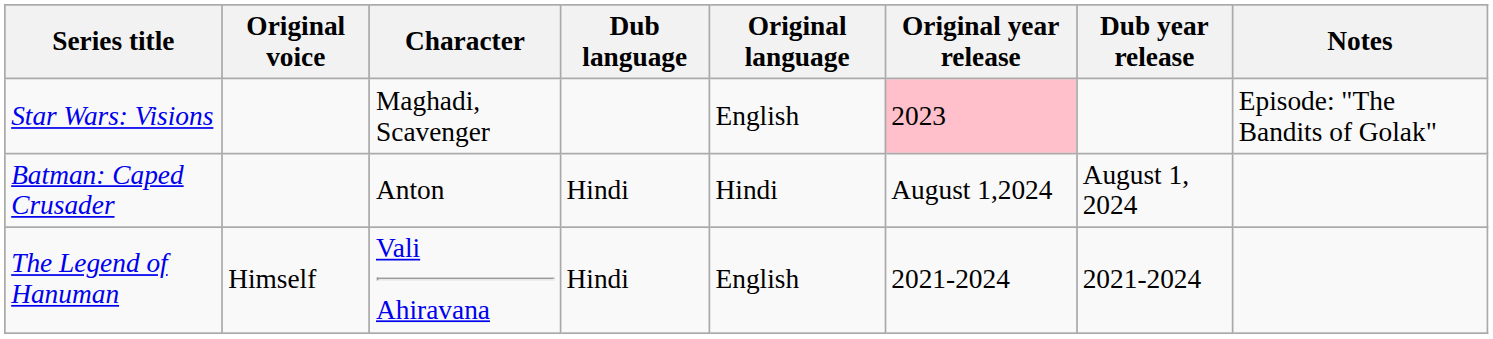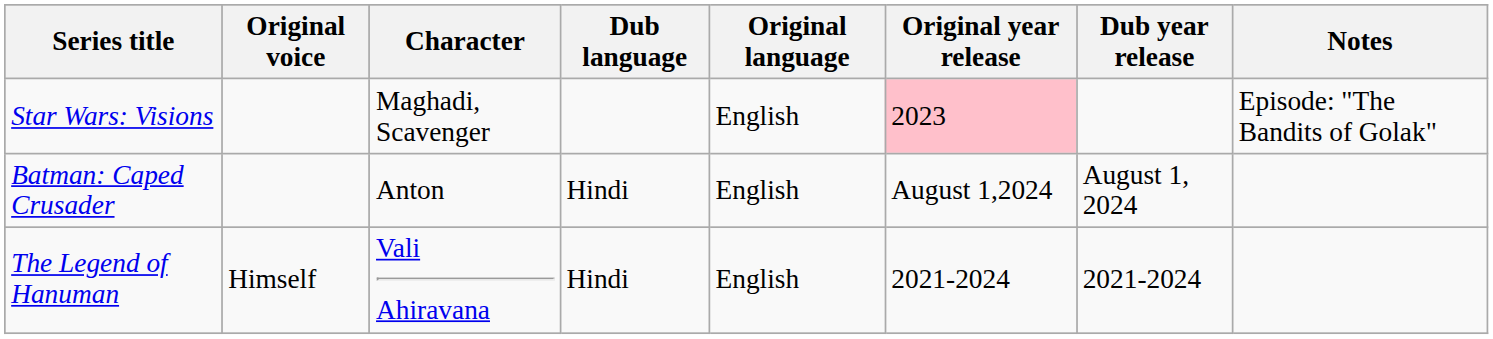(747, 189) Hindi -> (757, 189) English
